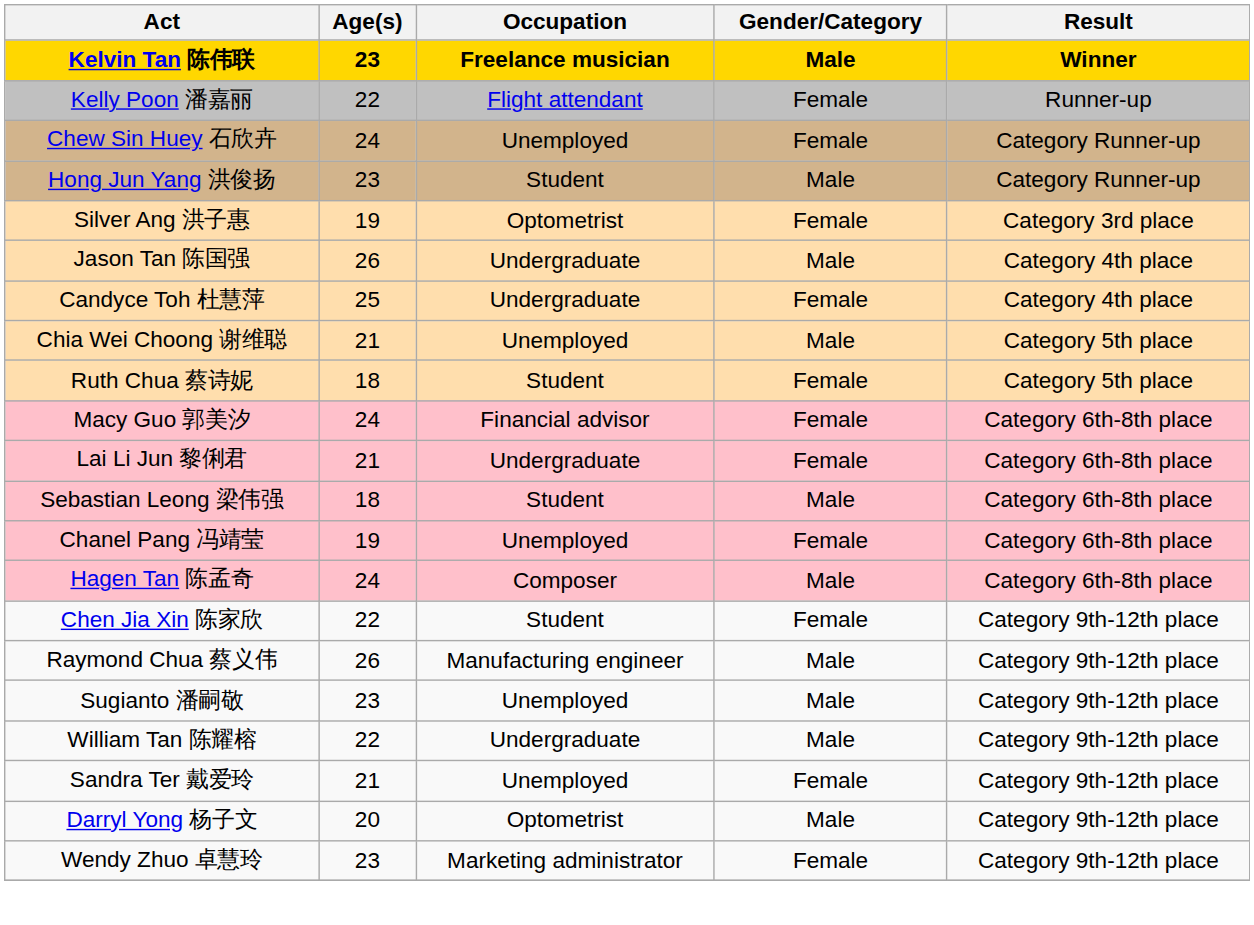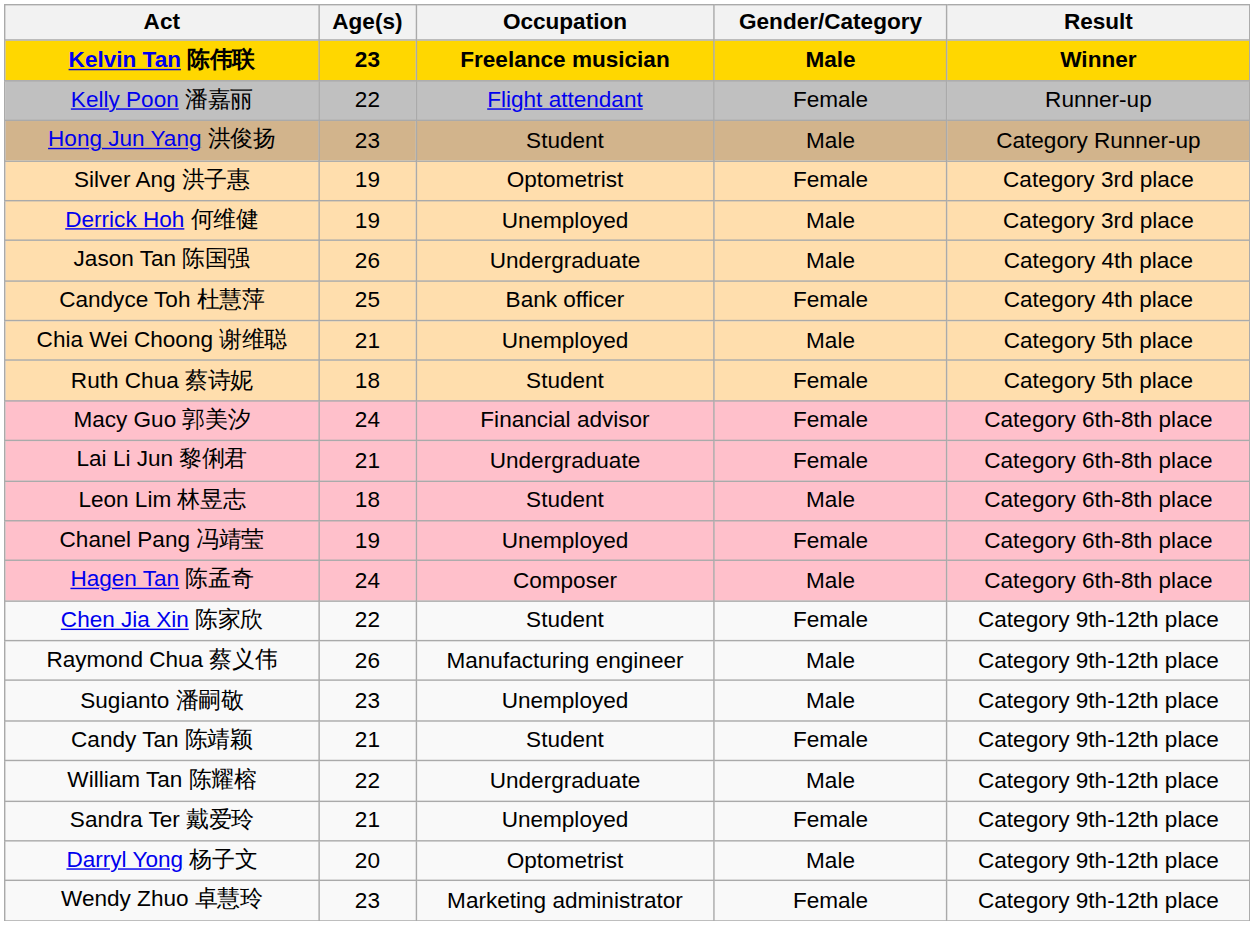- row: (162, 139)
+ row: (162, 219)
(565, 300) Undergraduate -> (565, 300) Bank officer
- row: (162, 499)
+ row: (162, 499)
+ row: (162, 739)
